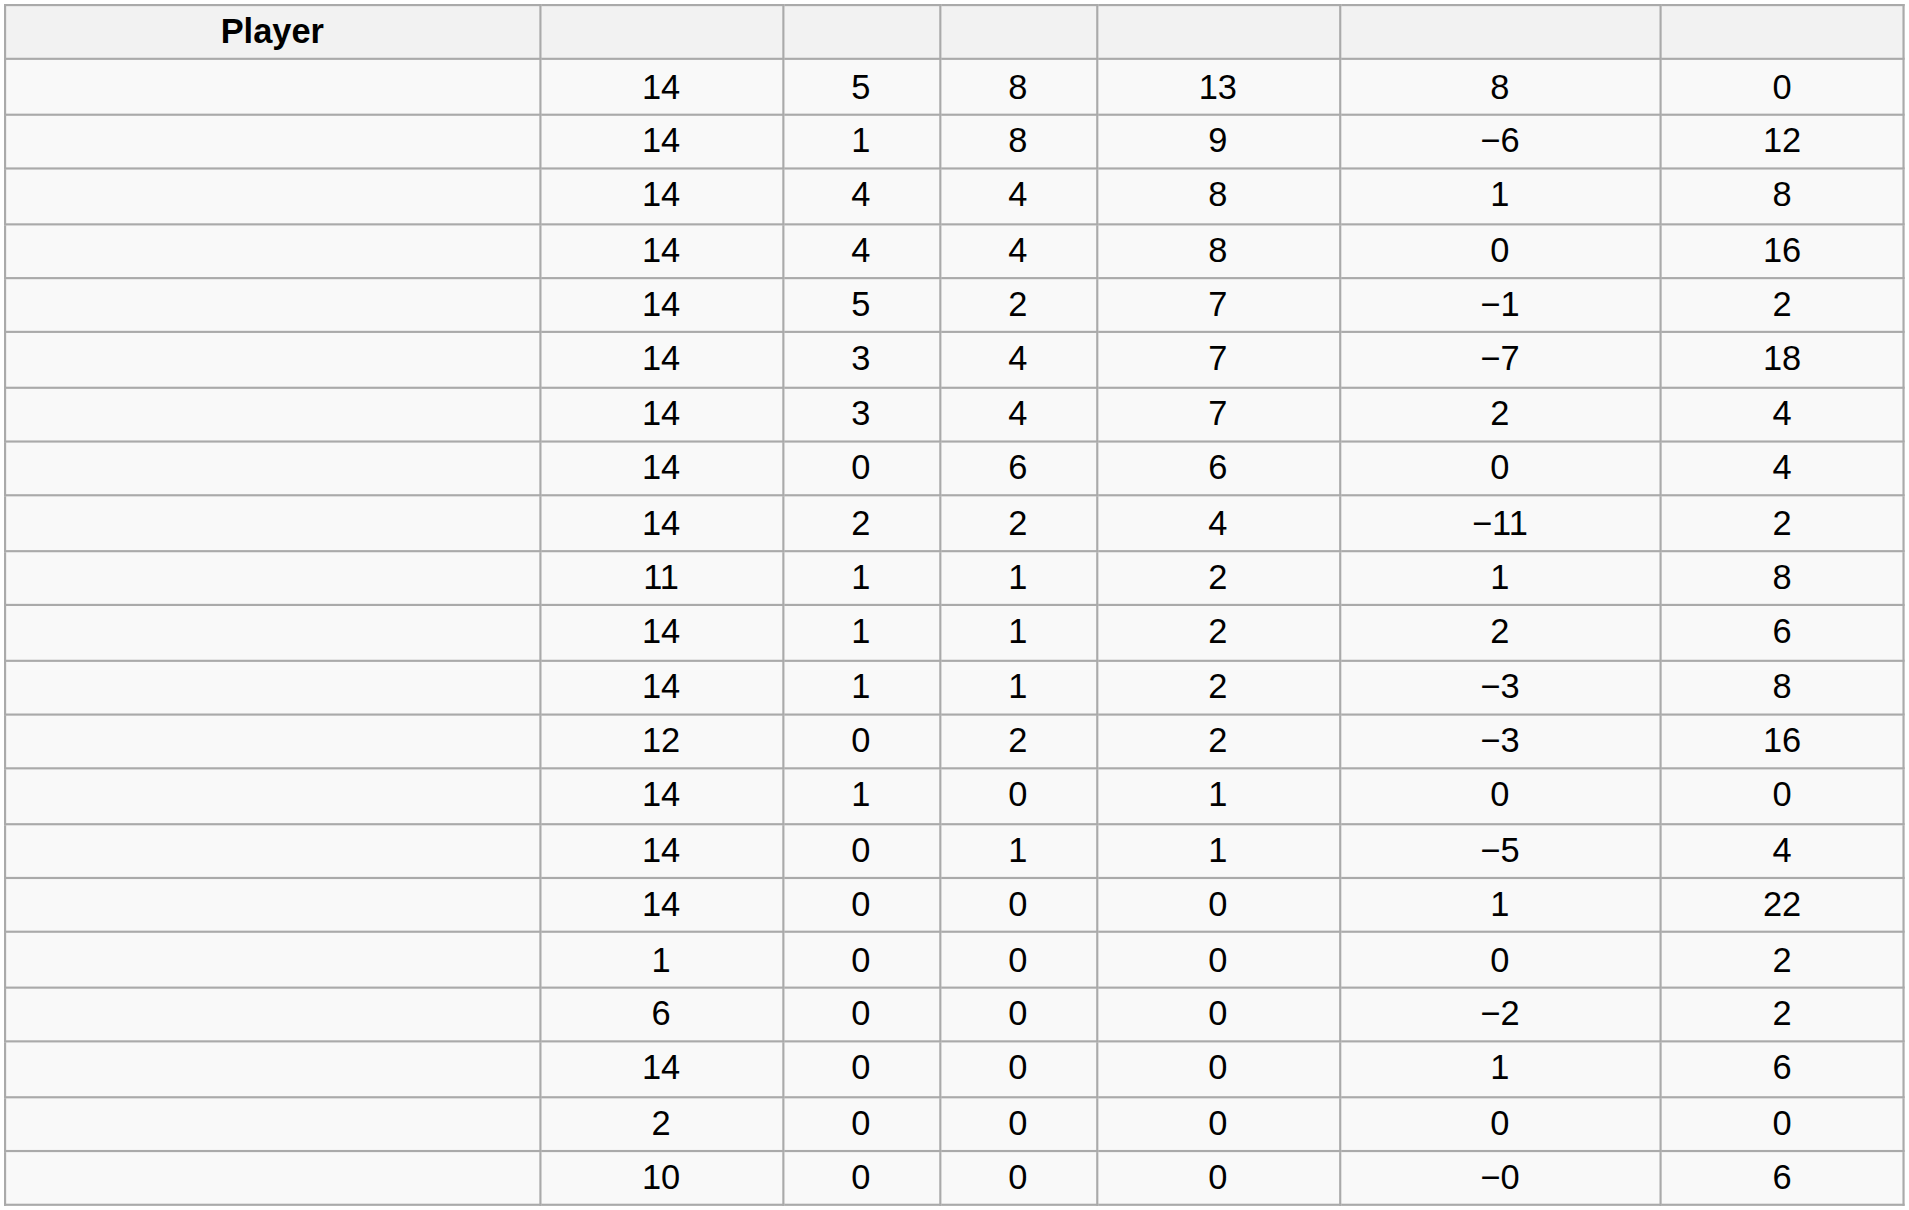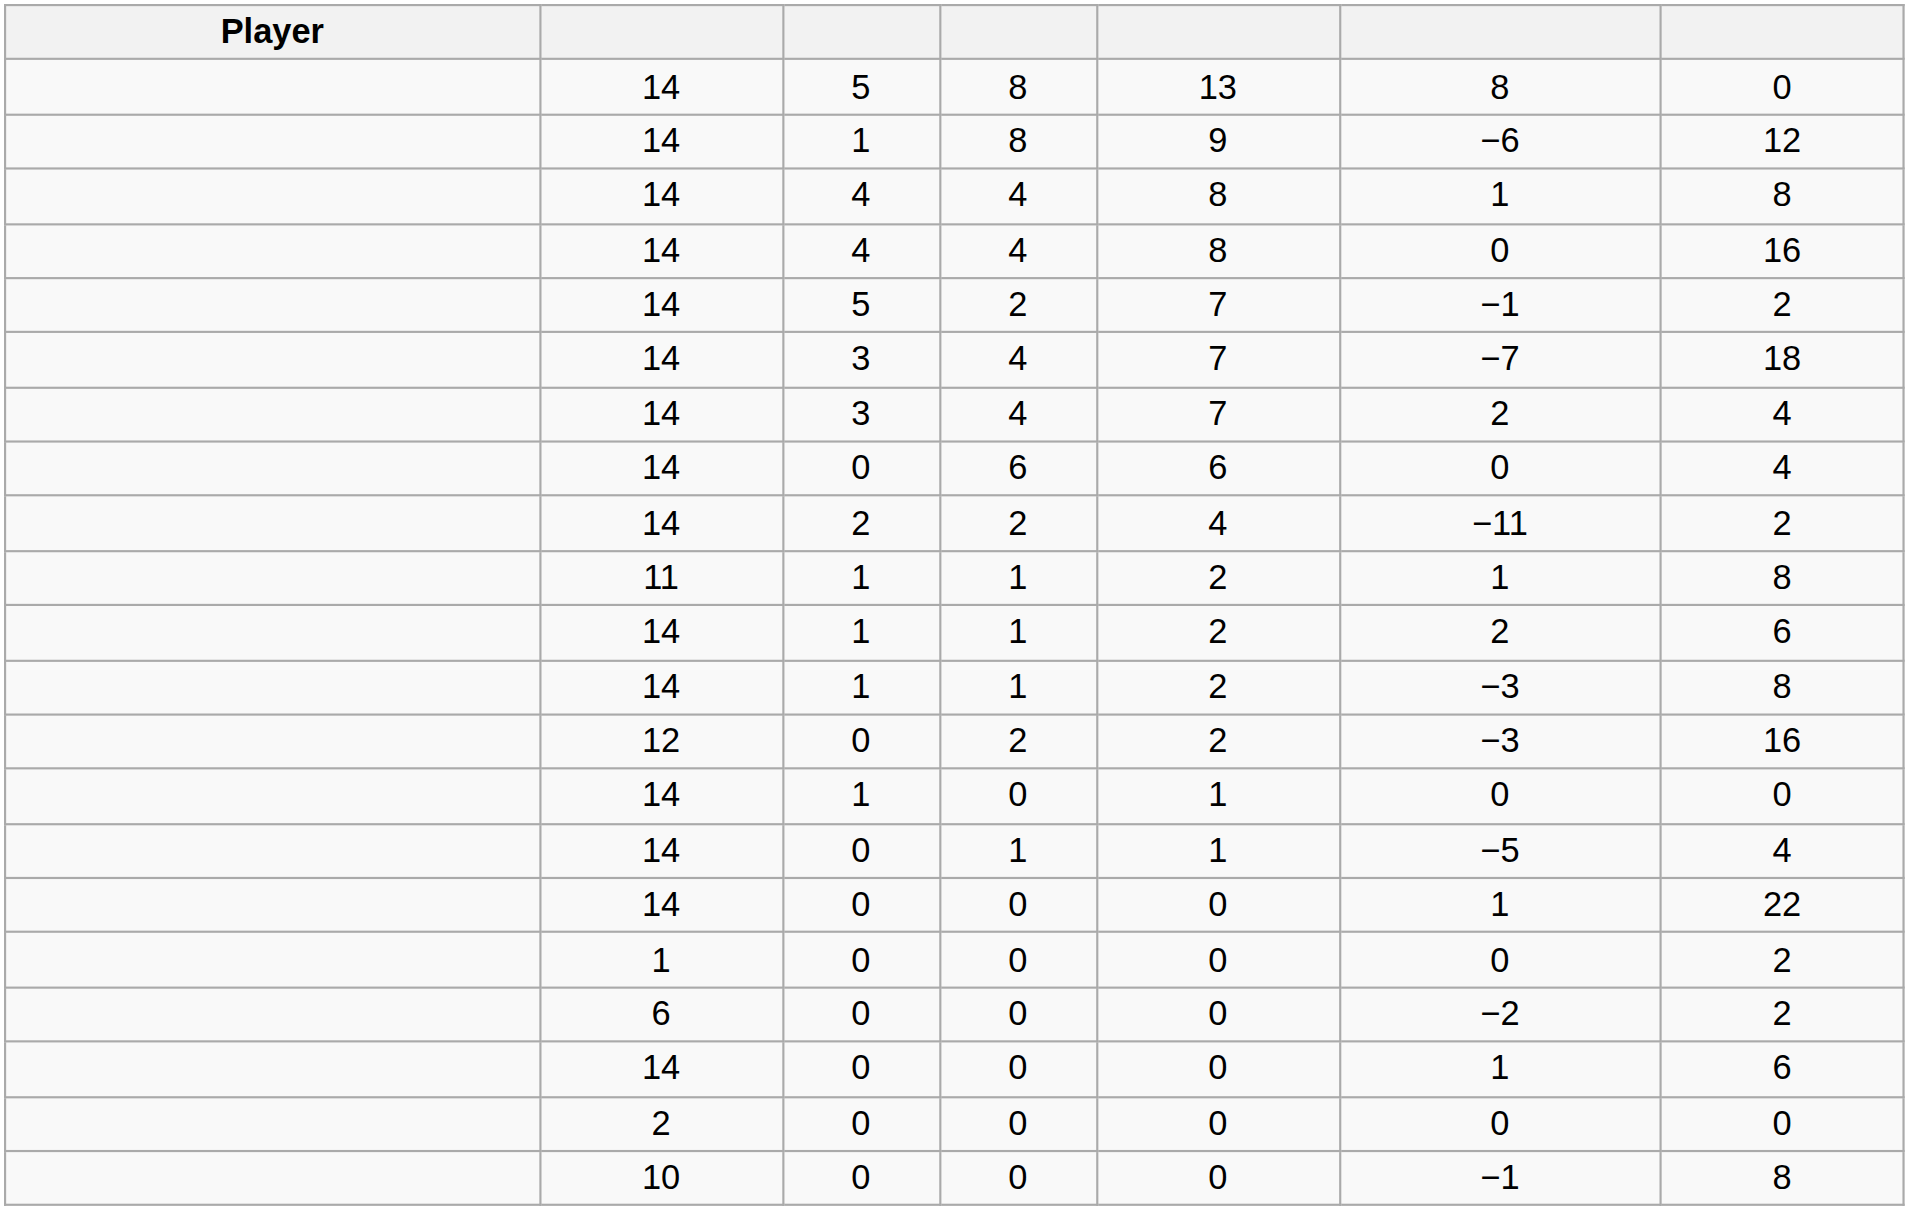(1500, 1177) −0 -> (1500, 1177) −1
(1782, 1177) 6 -> (1782, 1177) 8
